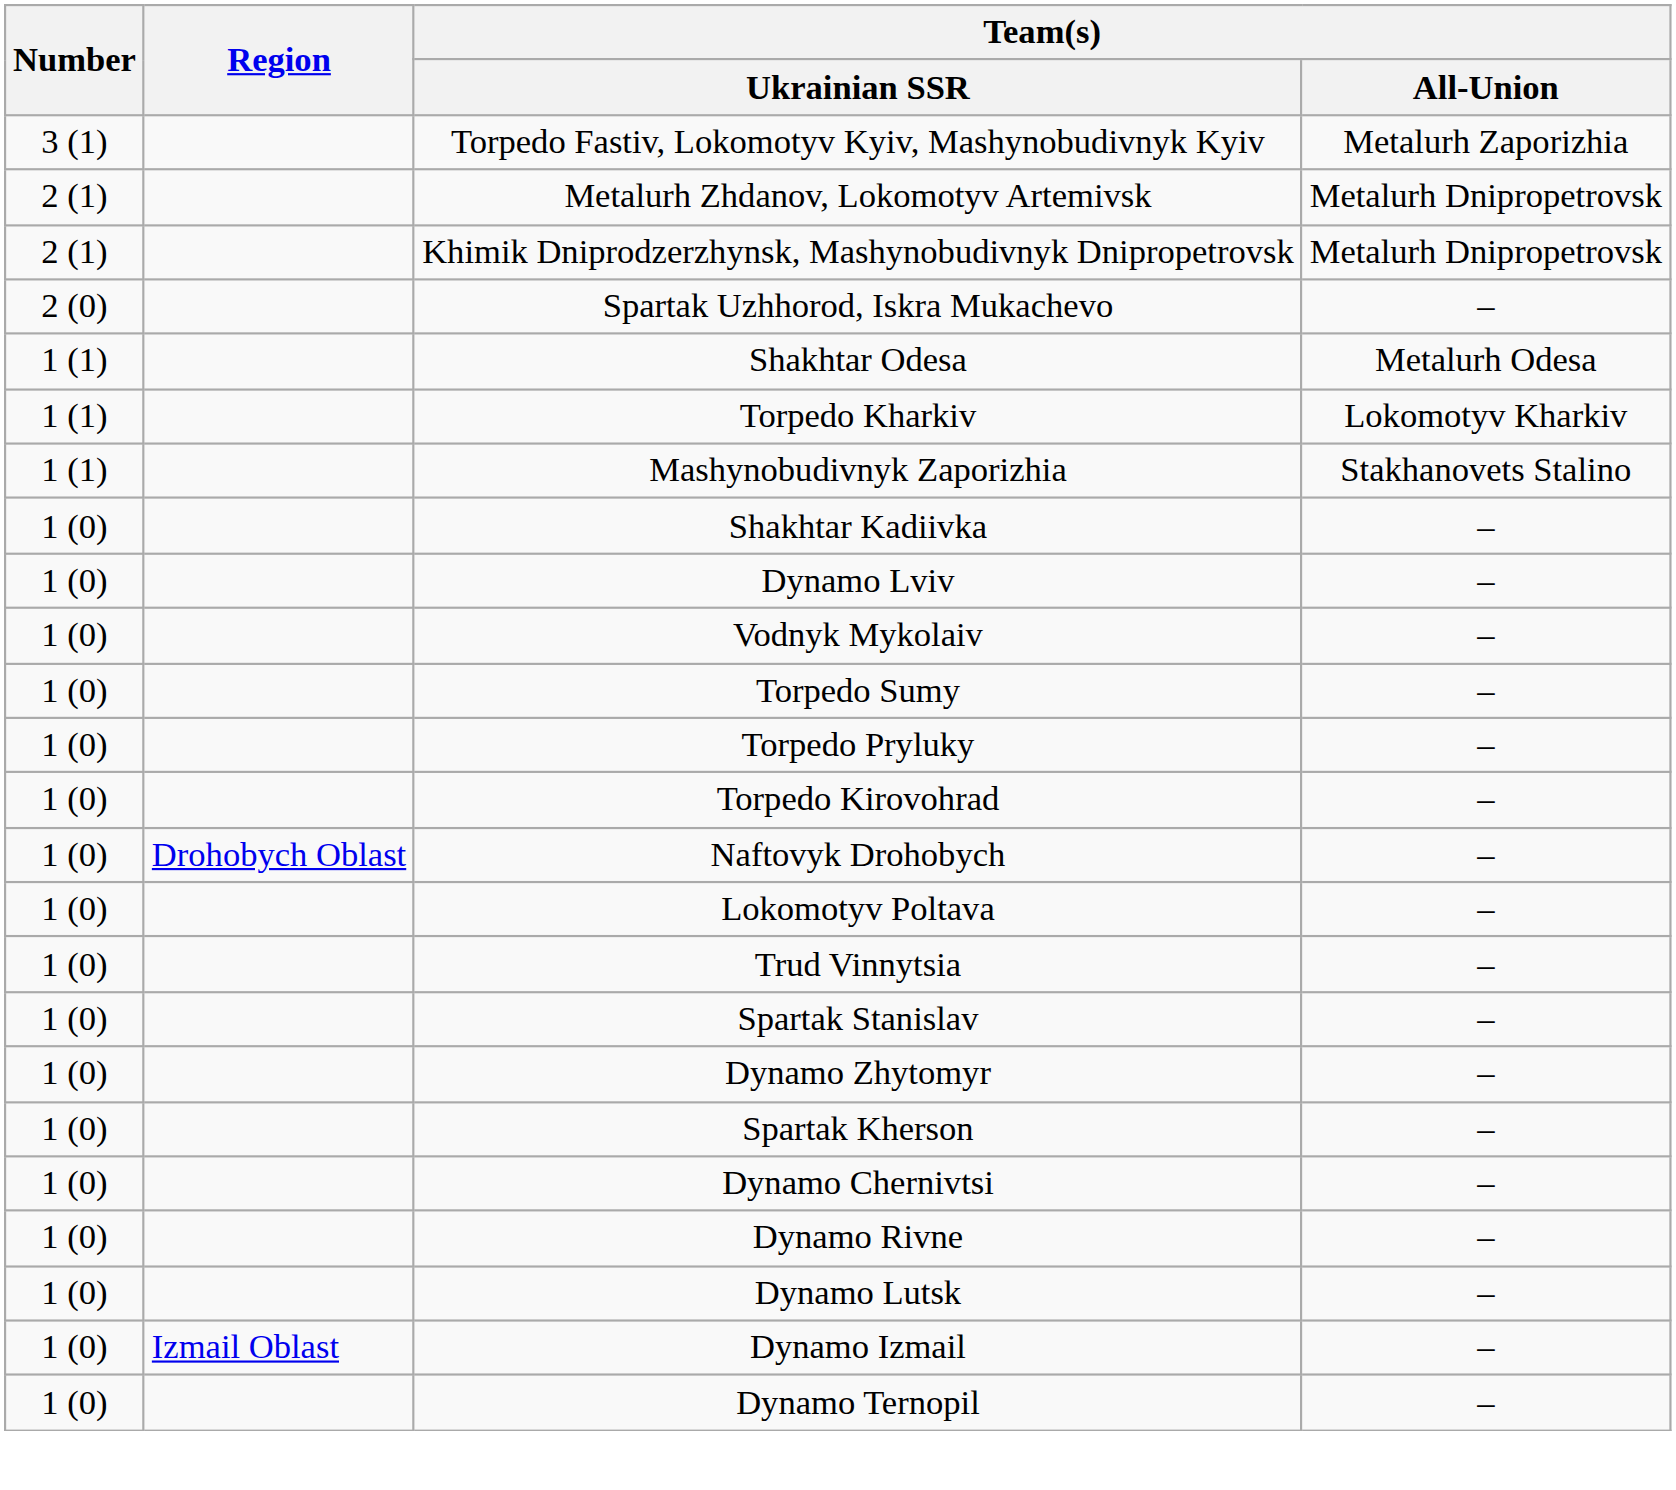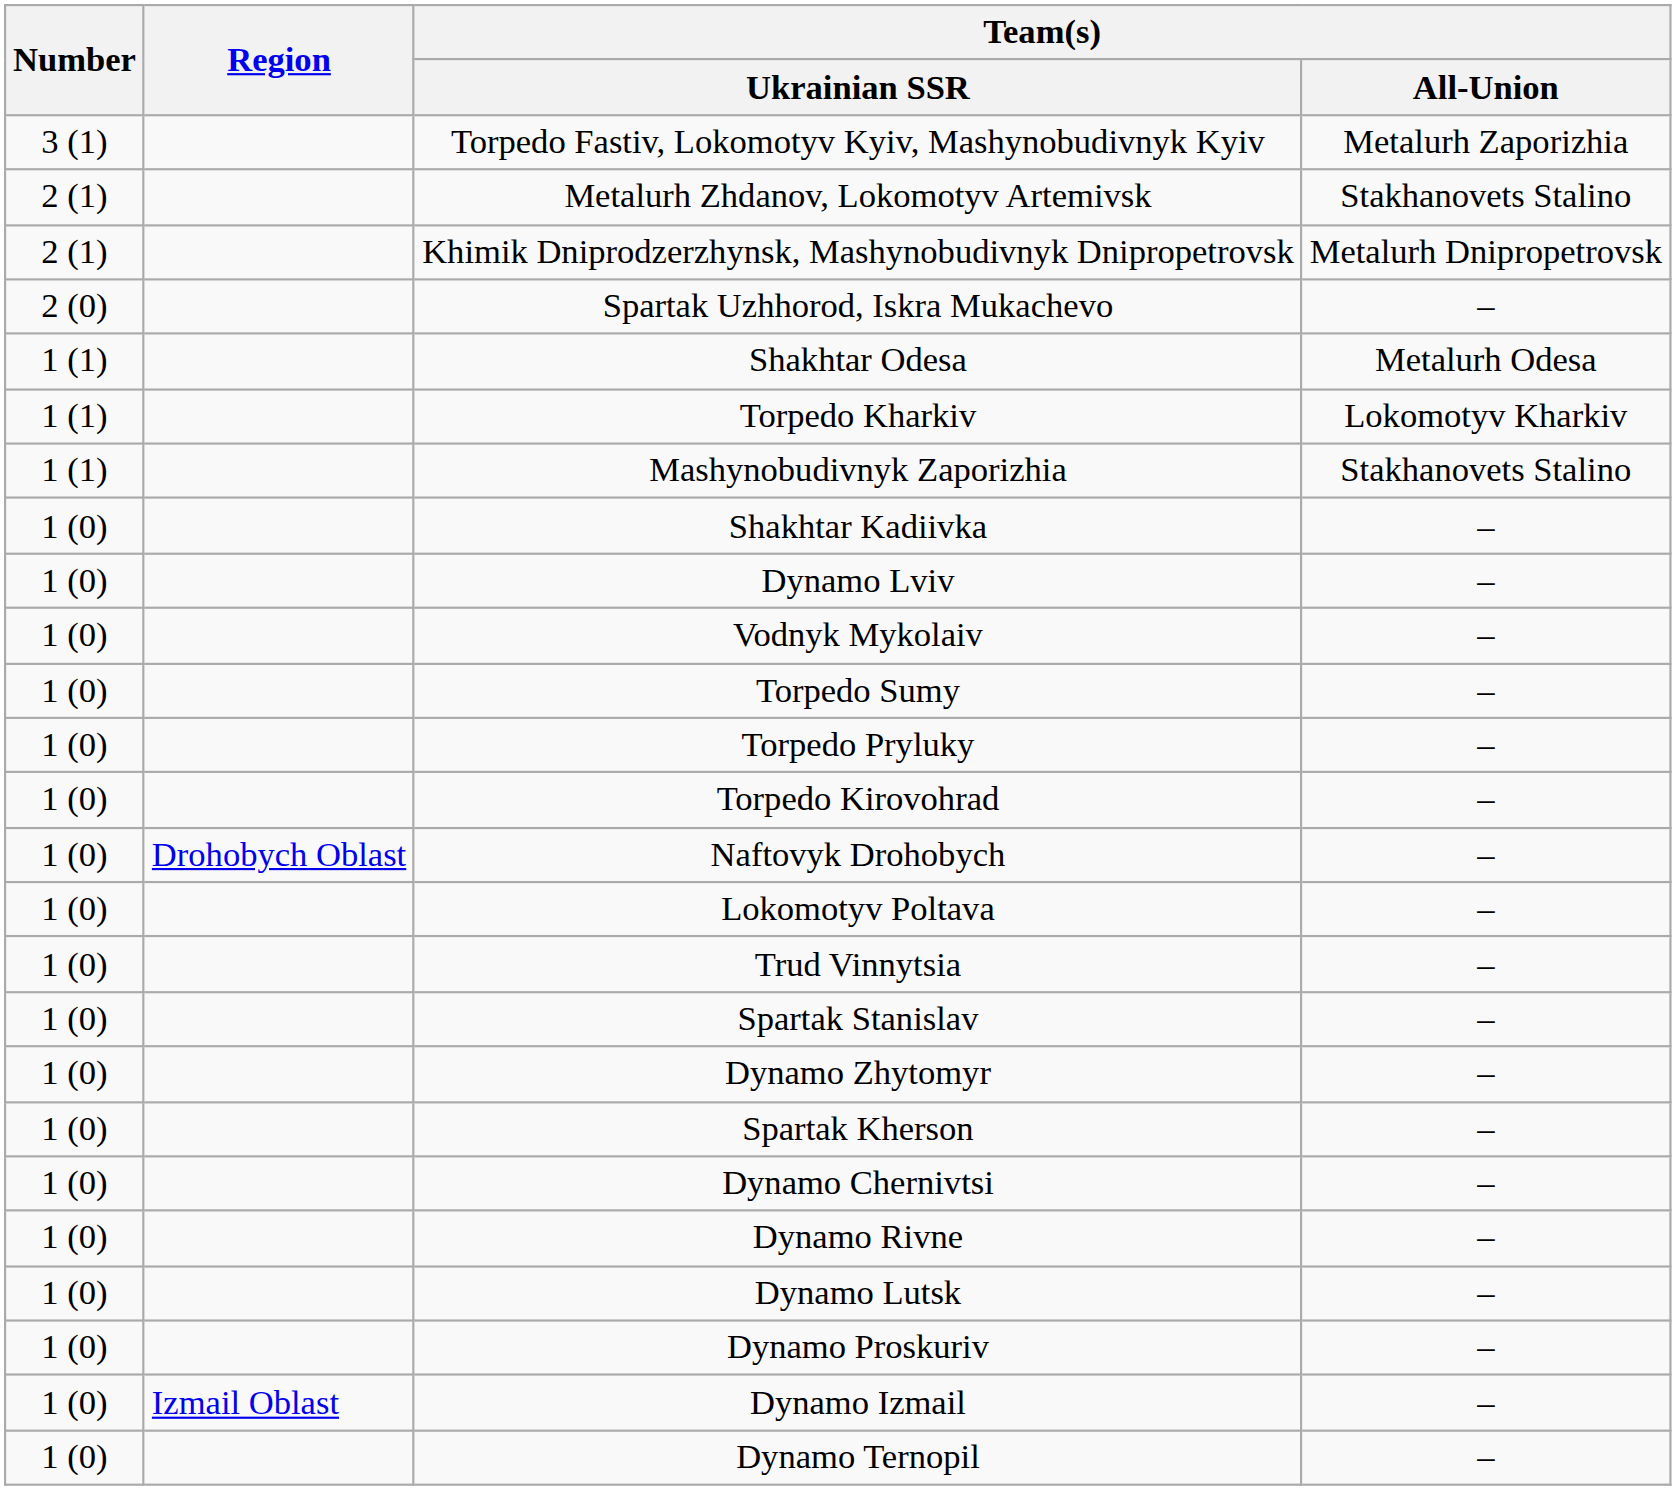(1486, 196) Metalurh Dnipropetrovsk -> (1486, 196) Stakhanovets Stalino
+ row: (858, 1347)
